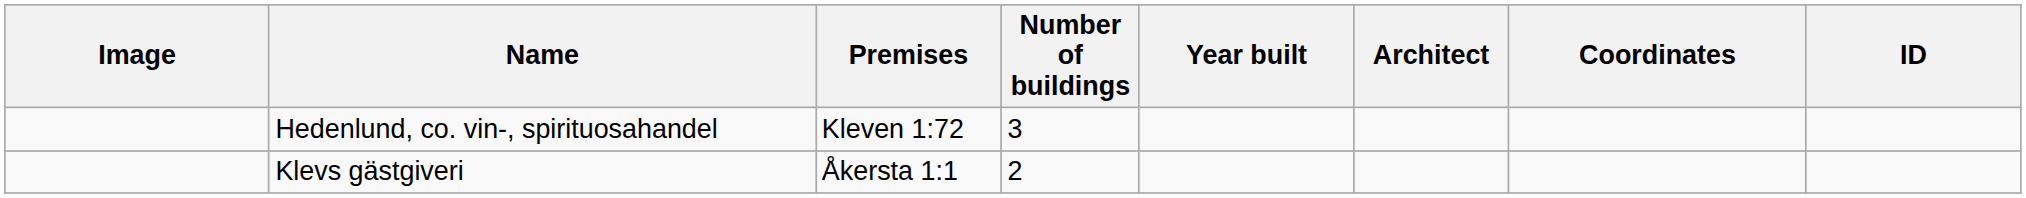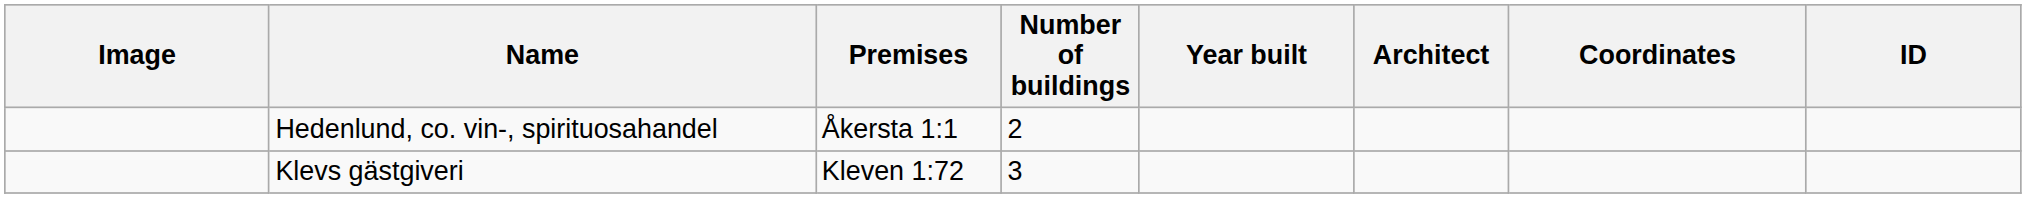(893, 128) Kleven 1:72 -> (890, 128) Åkersta 1:1
(1015, 128) 3 -> (1015, 128) 2
(890, 171) Åkersta 1:1 -> (893, 171) Kleven 1:72
(1015, 171) 2 -> (1015, 171) 3
